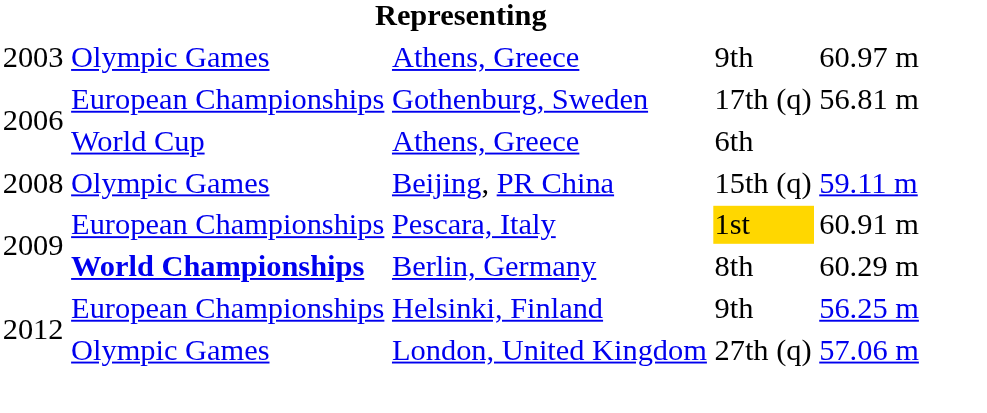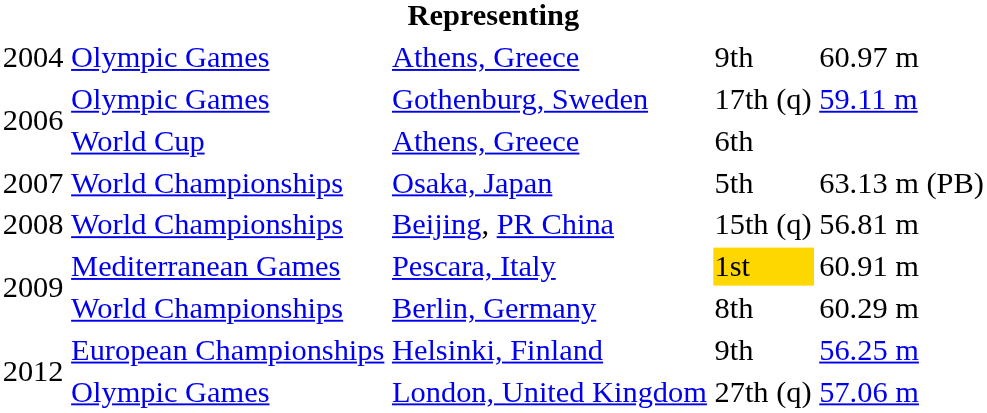(33, 57) 2003 -> (33, 57) 2004
(228, 98) European Championships -> (170, 98) Olympic Games
(869, 98) 56.81 m -> (868, 98) 59.11 m
+ row: (472, 182)
(170, 182) Olympic Games -> (207, 224) World Championships
(868, 182) 59.11 m -> (869, 224) 56.81 m
(228, 224) European Championships -> (206, 266) Mediterranean Games
(218, 266) bold -> (207, 307) normal
